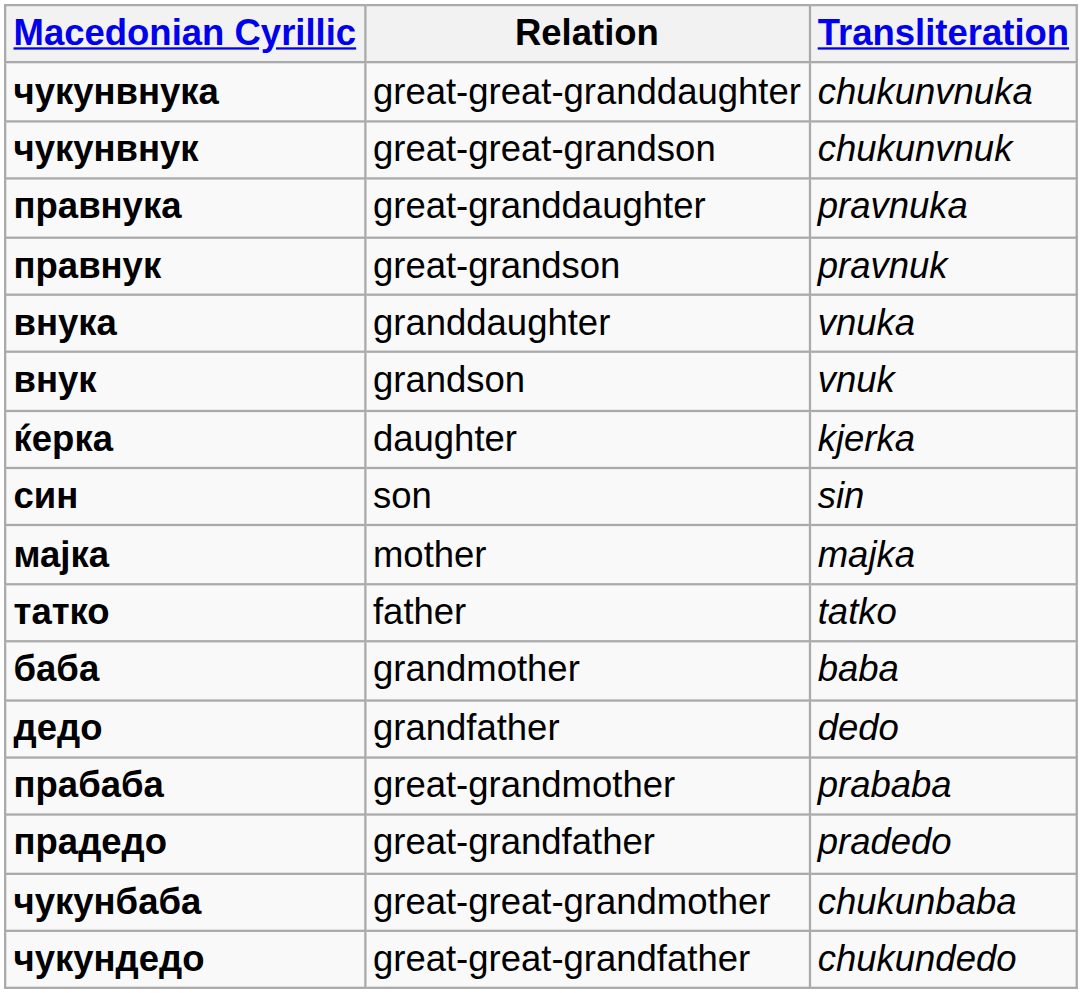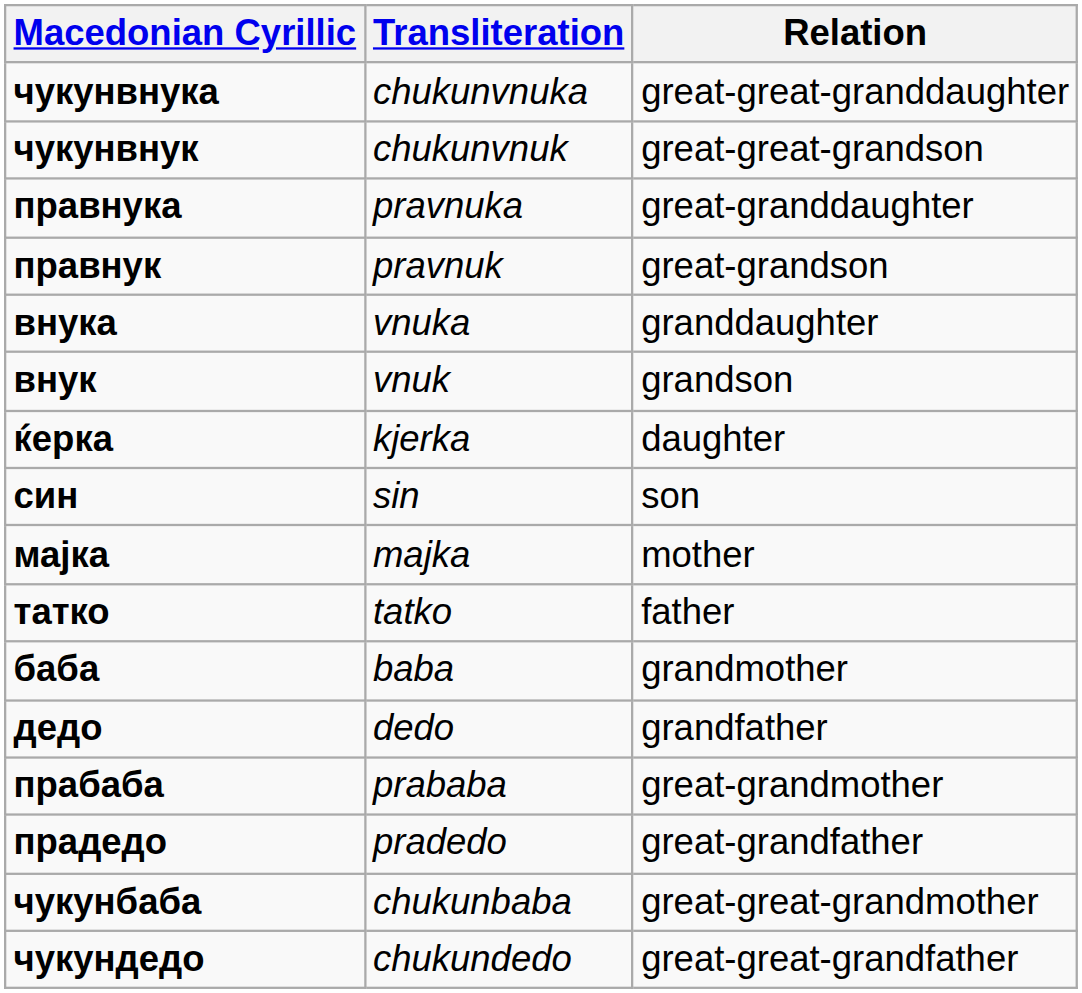columns swapped: (943, 33) <-> (587, 33)
